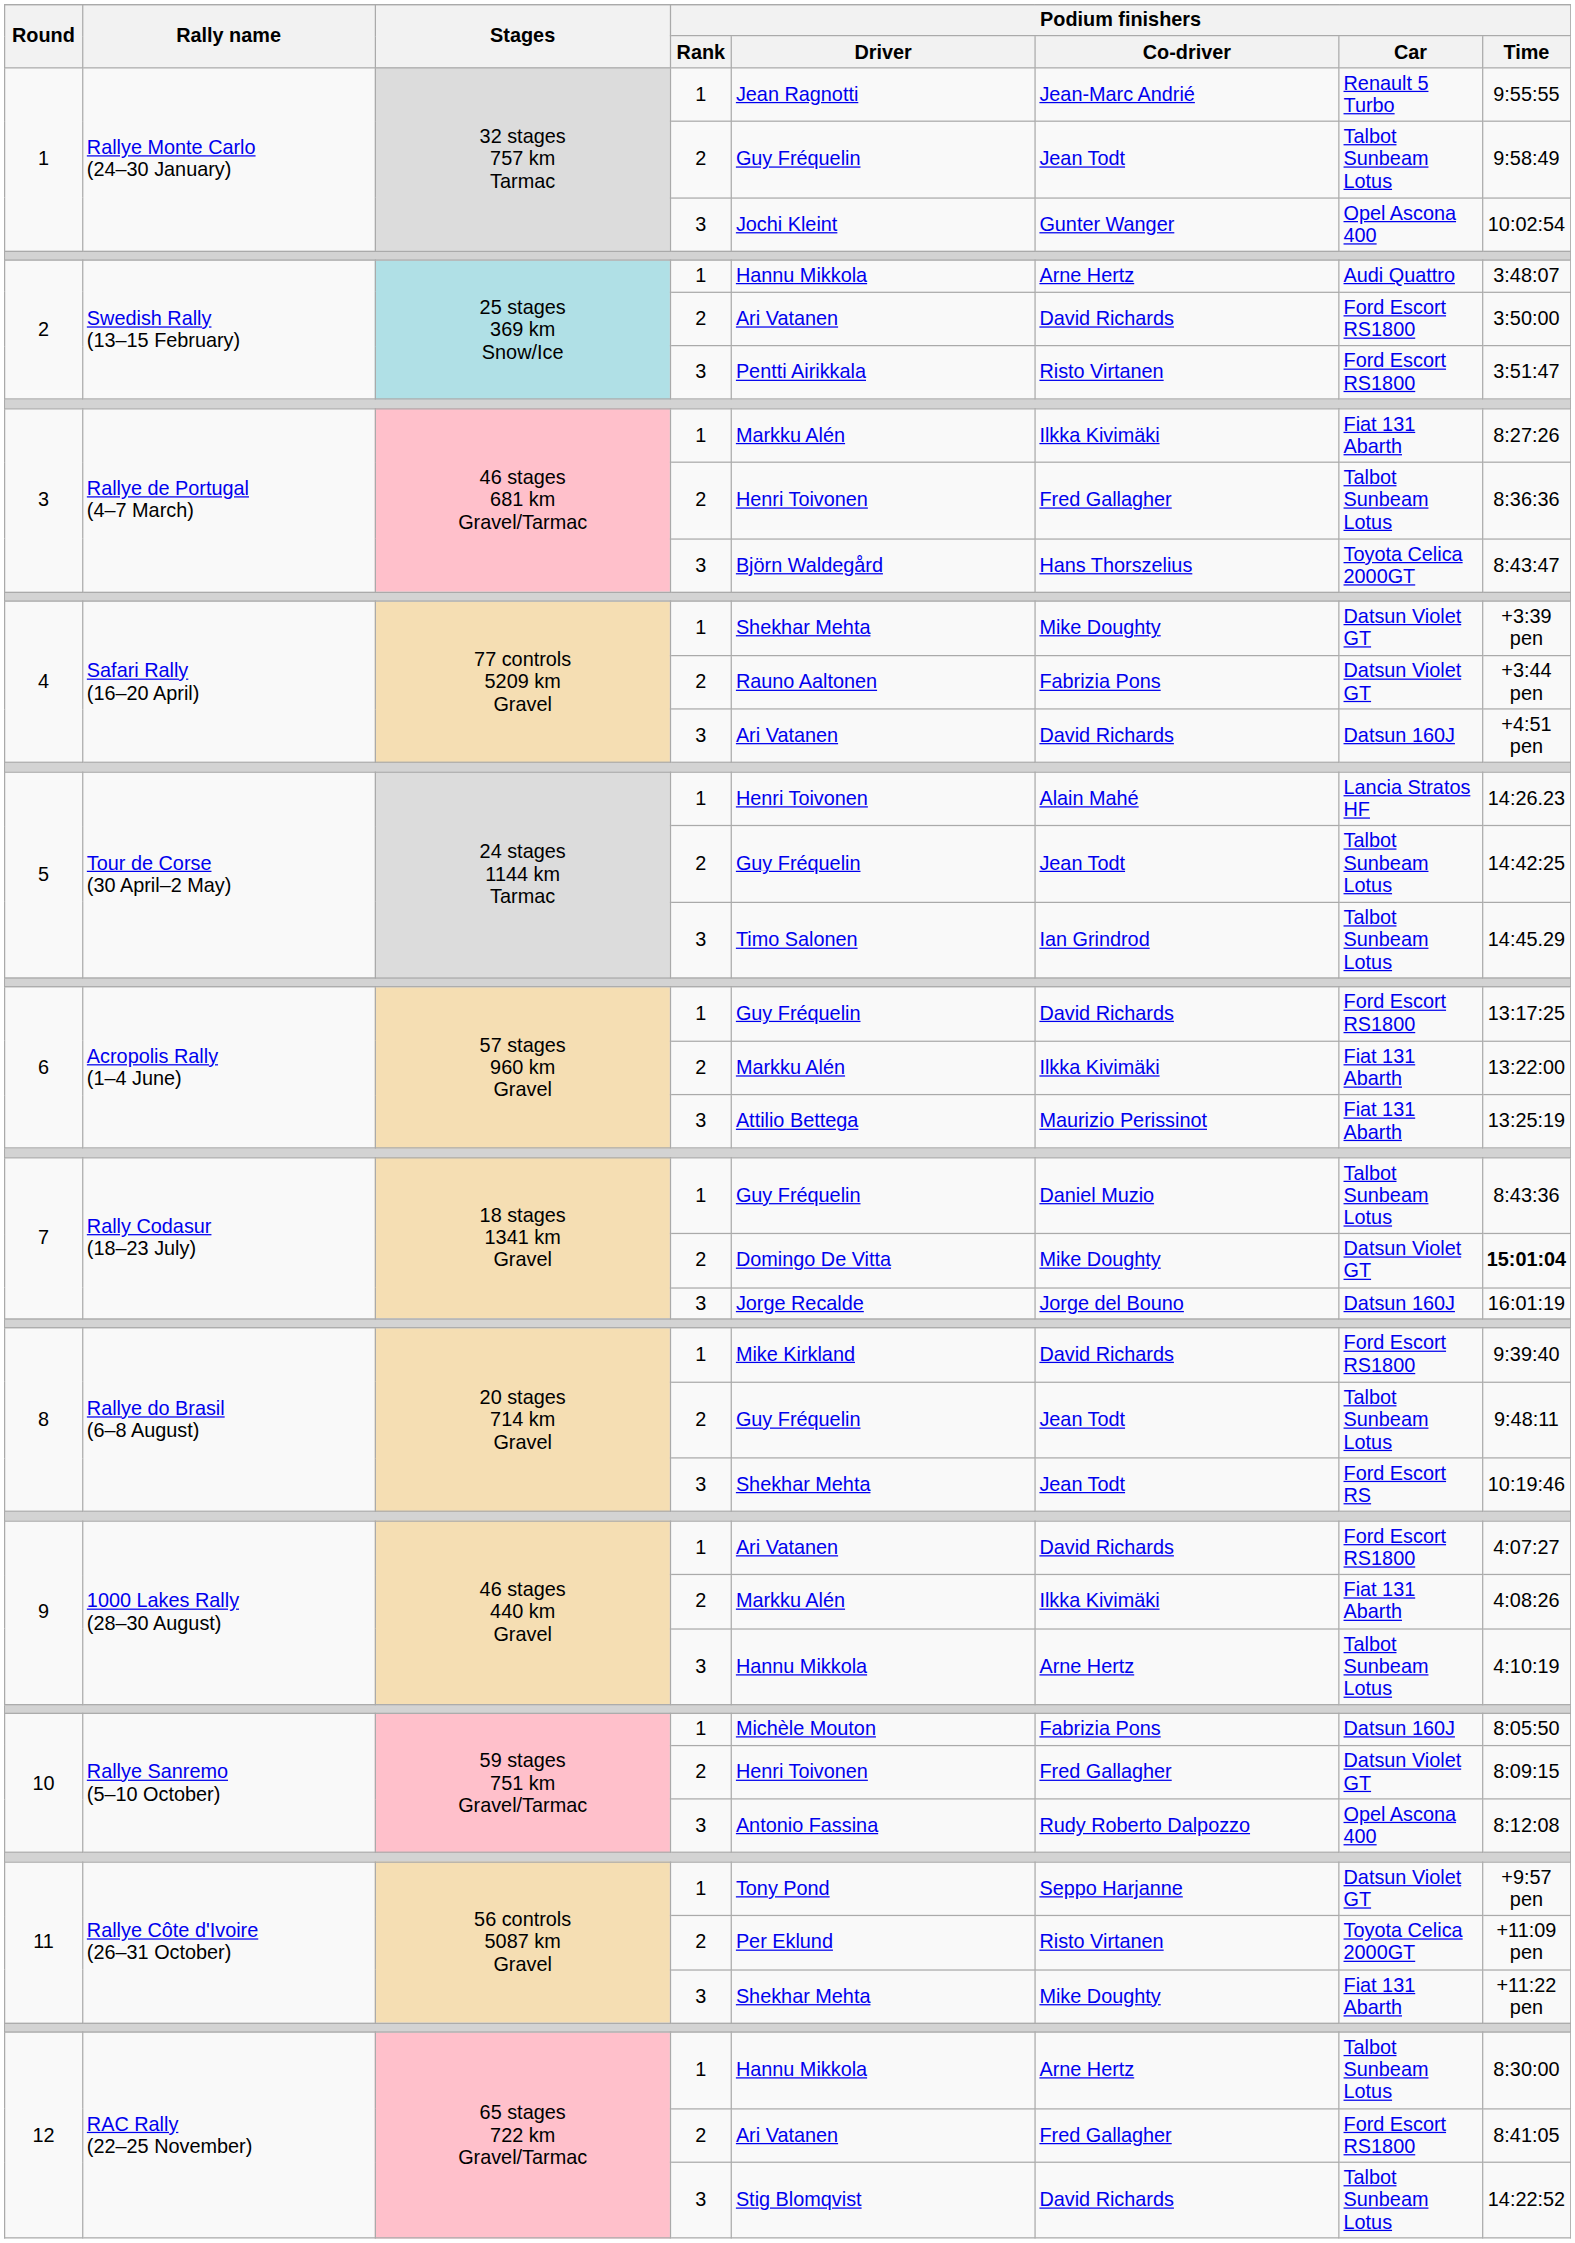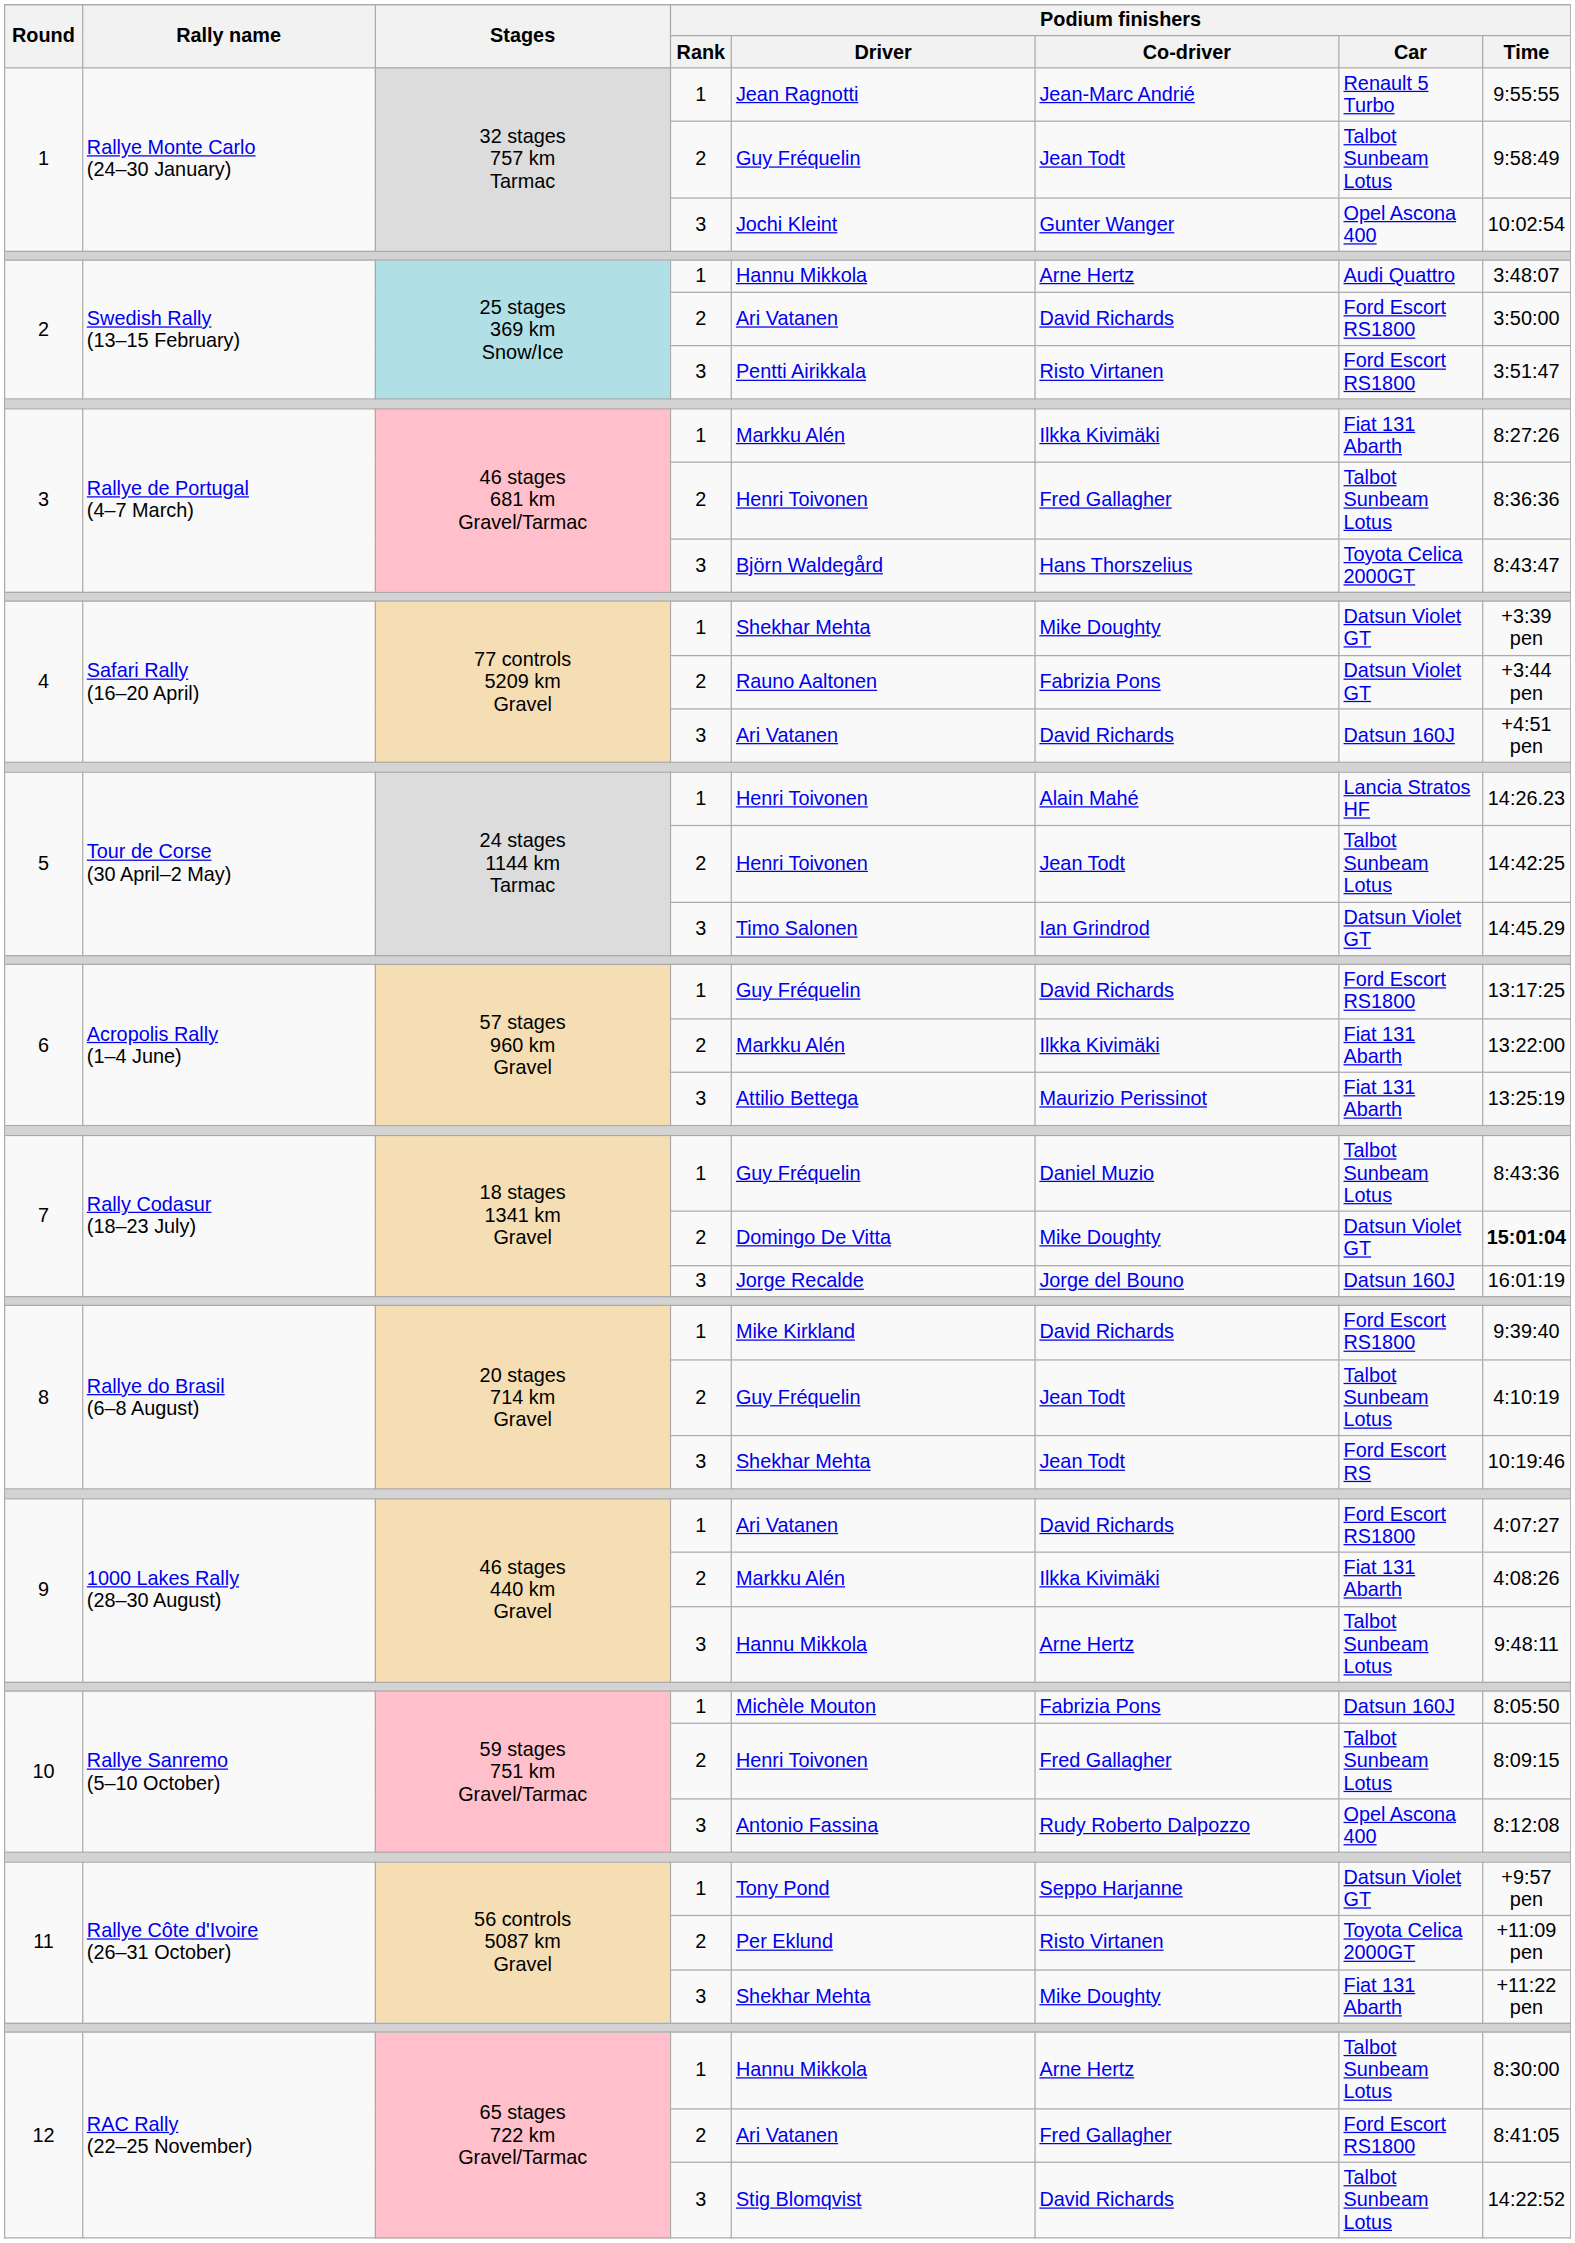(798, 863) Guy Fréquelin -> (802, 863) Henri Toivonen
(1386, 939) Talbot Sunbeam Lotus -> (1402, 928) Datsun Violet GT
(1526, 1419) 9:48:11 -> (1526, 1397) 4:10:19
(1526, 1666) 4:10:19 -> (1526, 1644) 9:48:11
(1402, 1771) Datsun Violet GT -> (1386, 1760) Talbot Sunbeam Lotus
